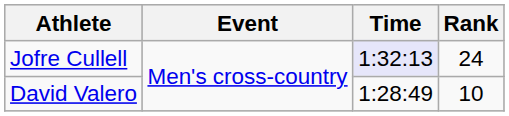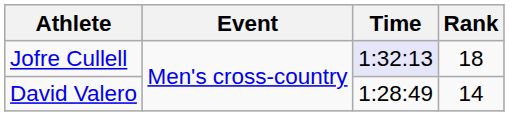(471, 58) 24 -> (471, 58) 18
(471, 94) 10 -> (471, 94) 14
